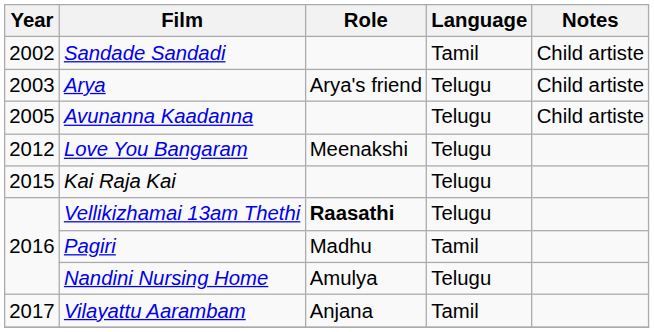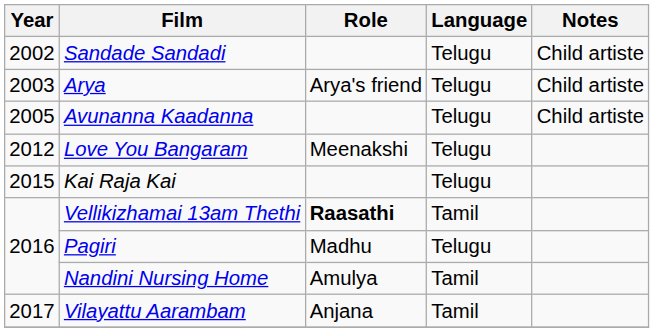(455, 52) Tamil -> (461, 52) Telugu
(461, 213) Telugu -> (455, 213) Tamil
(455, 246) Tamil -> (461, 246) Telugu
(461, 278) Telugu -> (455, 278) Tamil
